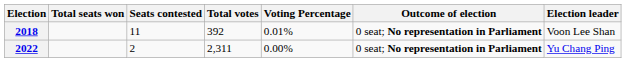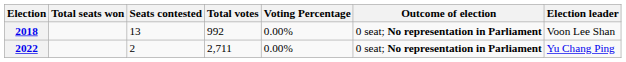(135, 31) 11 -> (135, 31) 13
(216, 31) 392 -> (216, 31) 992
(278, 31) 0.01% -> (278, 31) 0.00%
(220, 48) 2,311 -> (220, 48) 2,711
